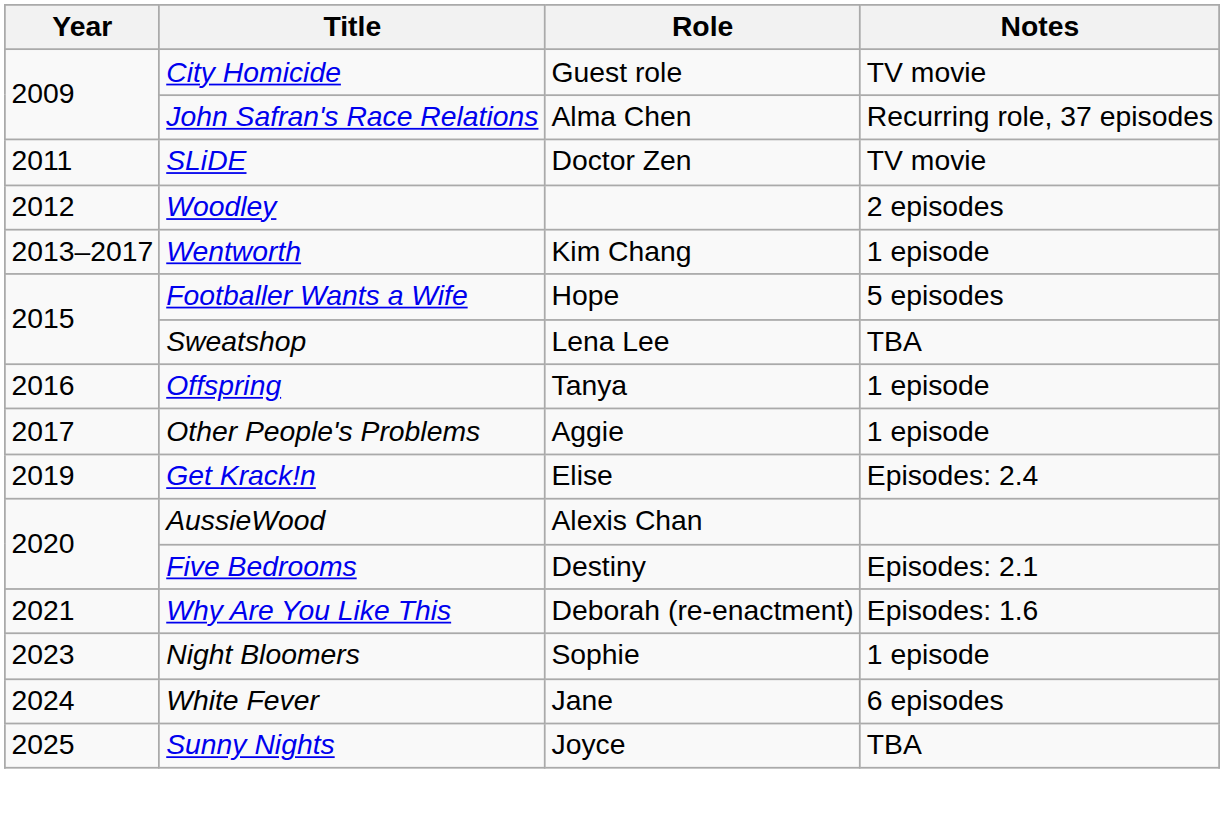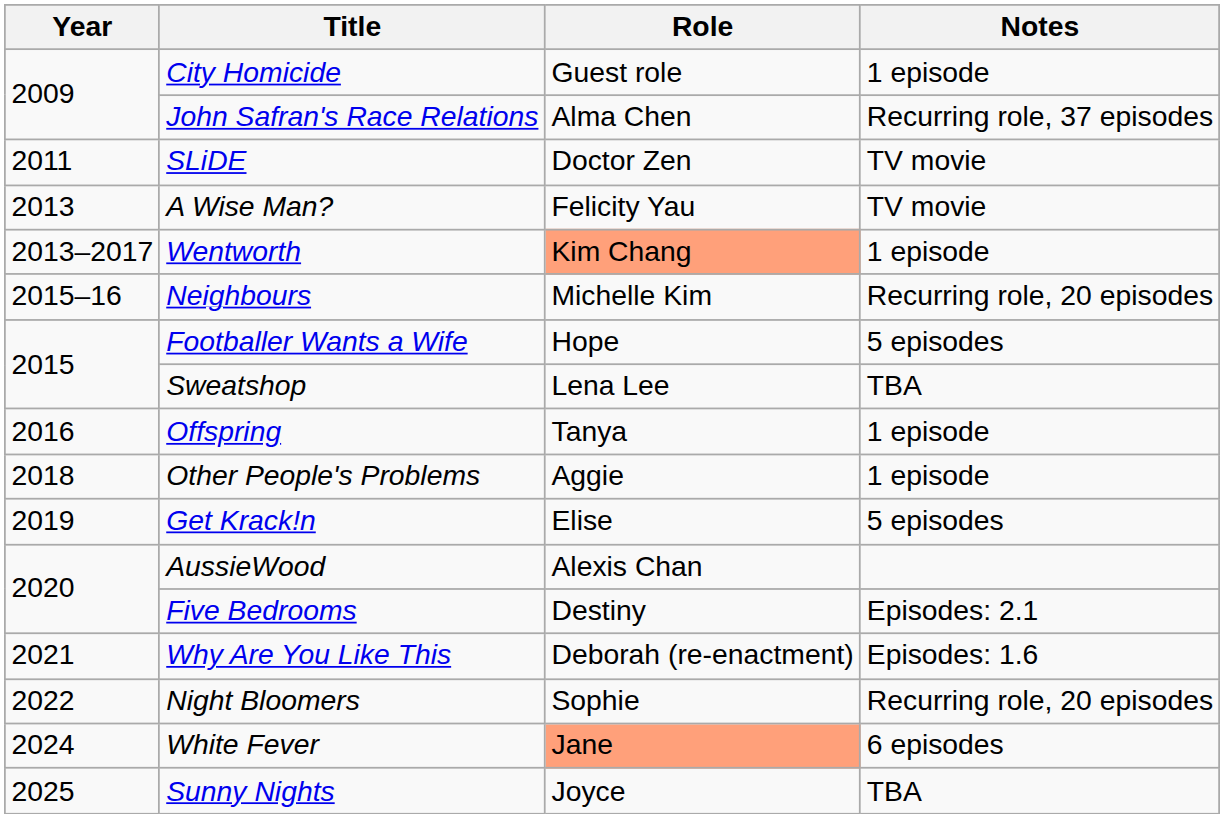(927, 71) TV movie -> (928, 71) 1 episode
- row: (221, 206)
+ row: (250, 206)
(622, 251) no background -> (622, 251) lightsalmon background
+ row: (239, 296)
(43, 431) 2017 -> (43, 476) 2018
(953, 476) Episodes: 2.4 -> (935, 521) 5 episodes
(43, 655) 2023 -> (43, 700) 2022
(928, 655) 1 episode -> (1040, 700) Recurring role, 20 episodes
(582, 700) no background -> (582, 745) lightsalmon background
